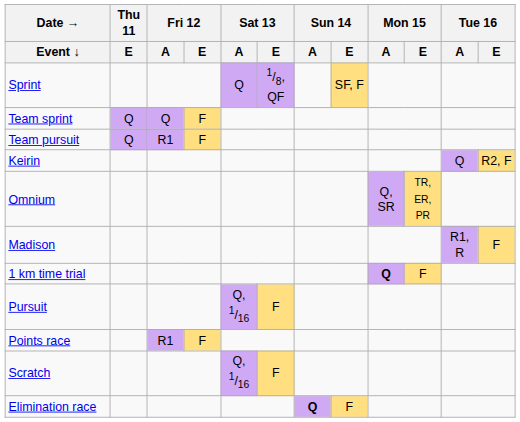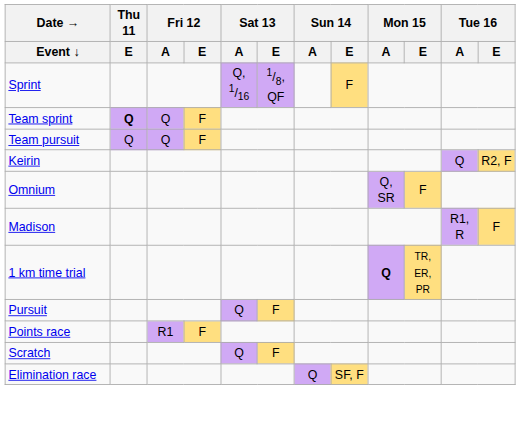(239, 85) Q -> (239, 85) Q, 1/16
(349, 85) SF, F -> (349, 85) F
(129, 118) normal -> (129, 118) bold
(165, 139) R1 -> (165, 139) Q
(423, 199) TR, ER, PR -> (423, 190) F
(423, 274) F -> (423, 273) TR, ER, PR
(239, 306) Q, 1/16 -> (239, 310) Q
(239, 373) Q, 1/16 -> (239, 353) Q
(313, 406) bold -> (313, 374) normal
(349, 406) F -> (349, 374) SF, F
